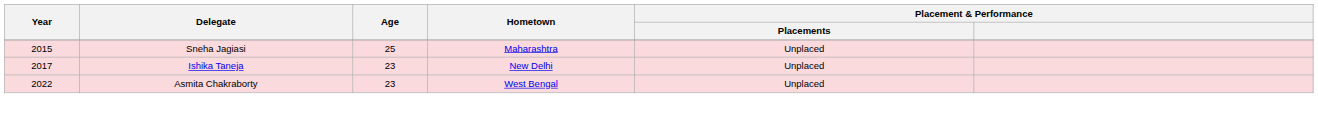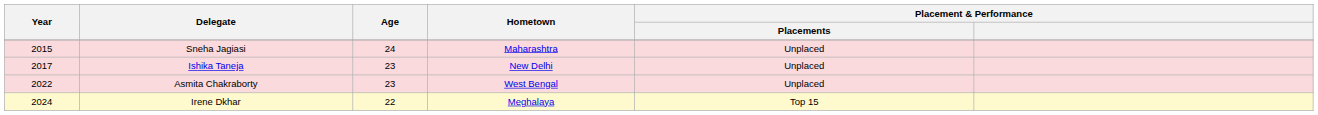(390, 49) 25 -> (390, 49) 24
+ row: (216, 102)
